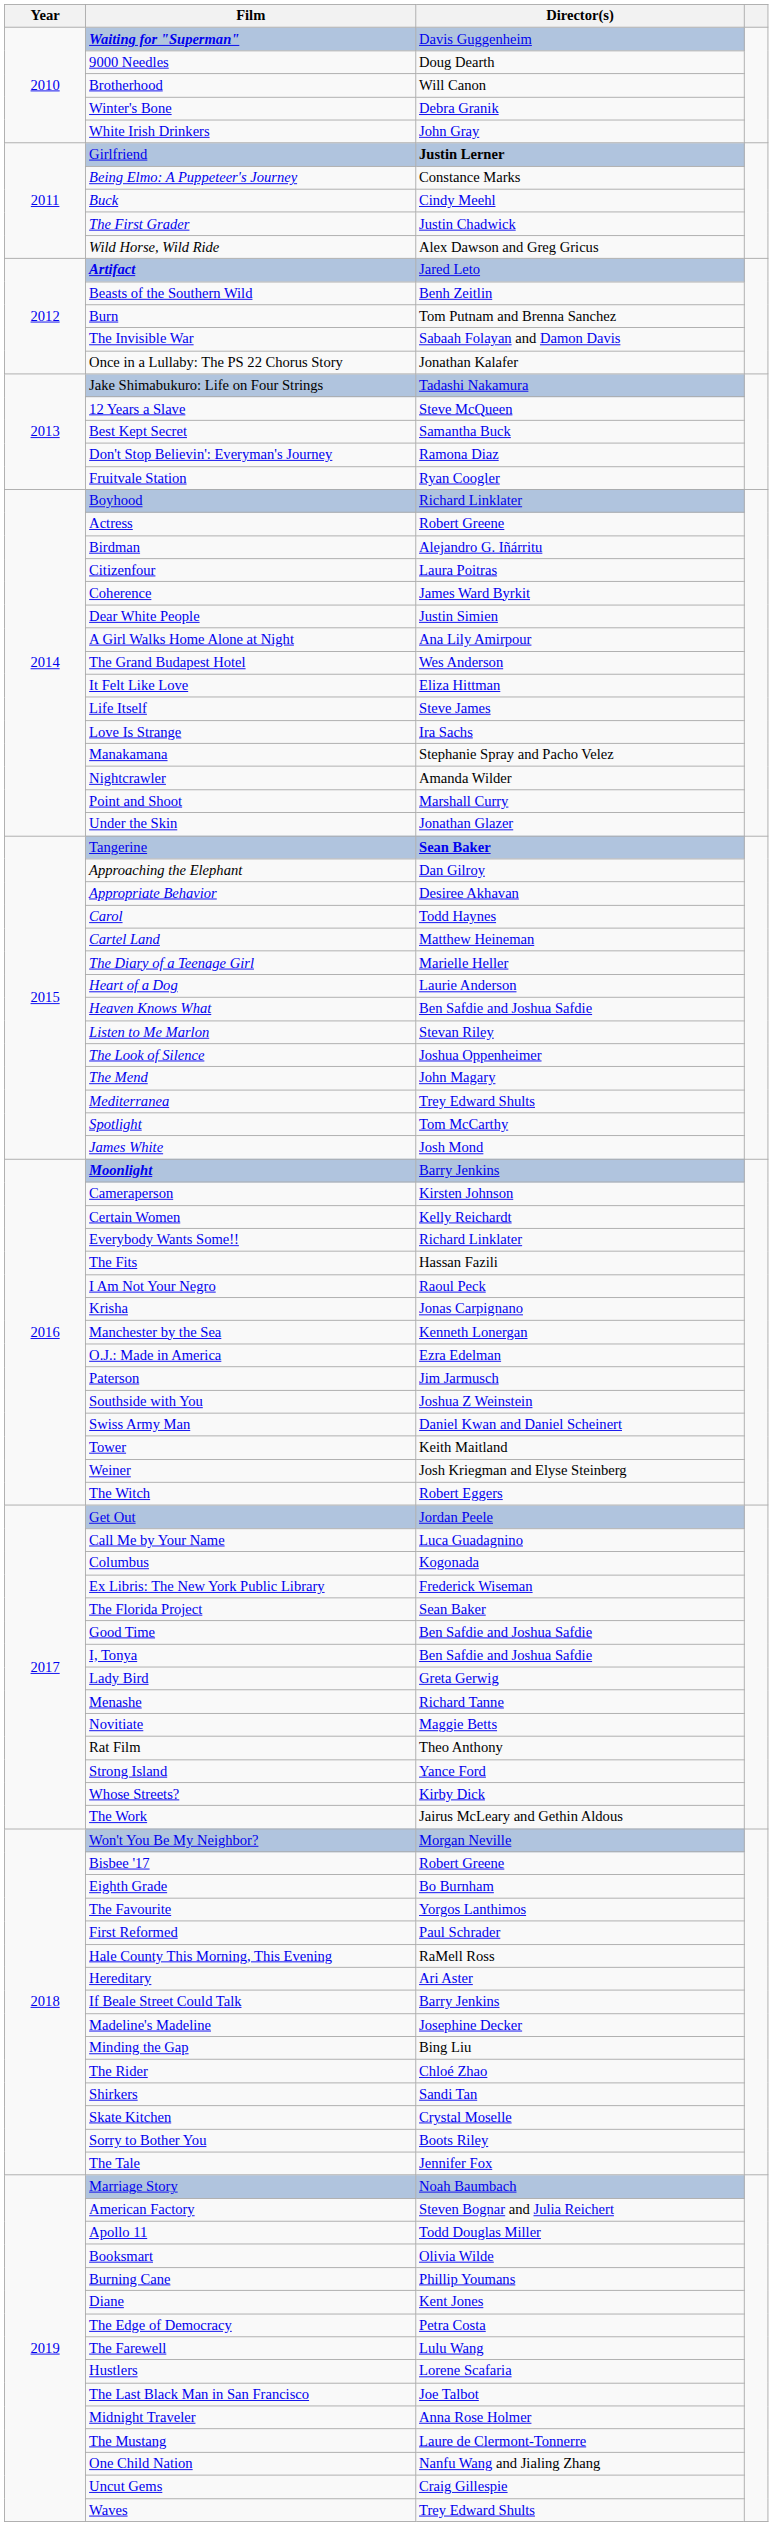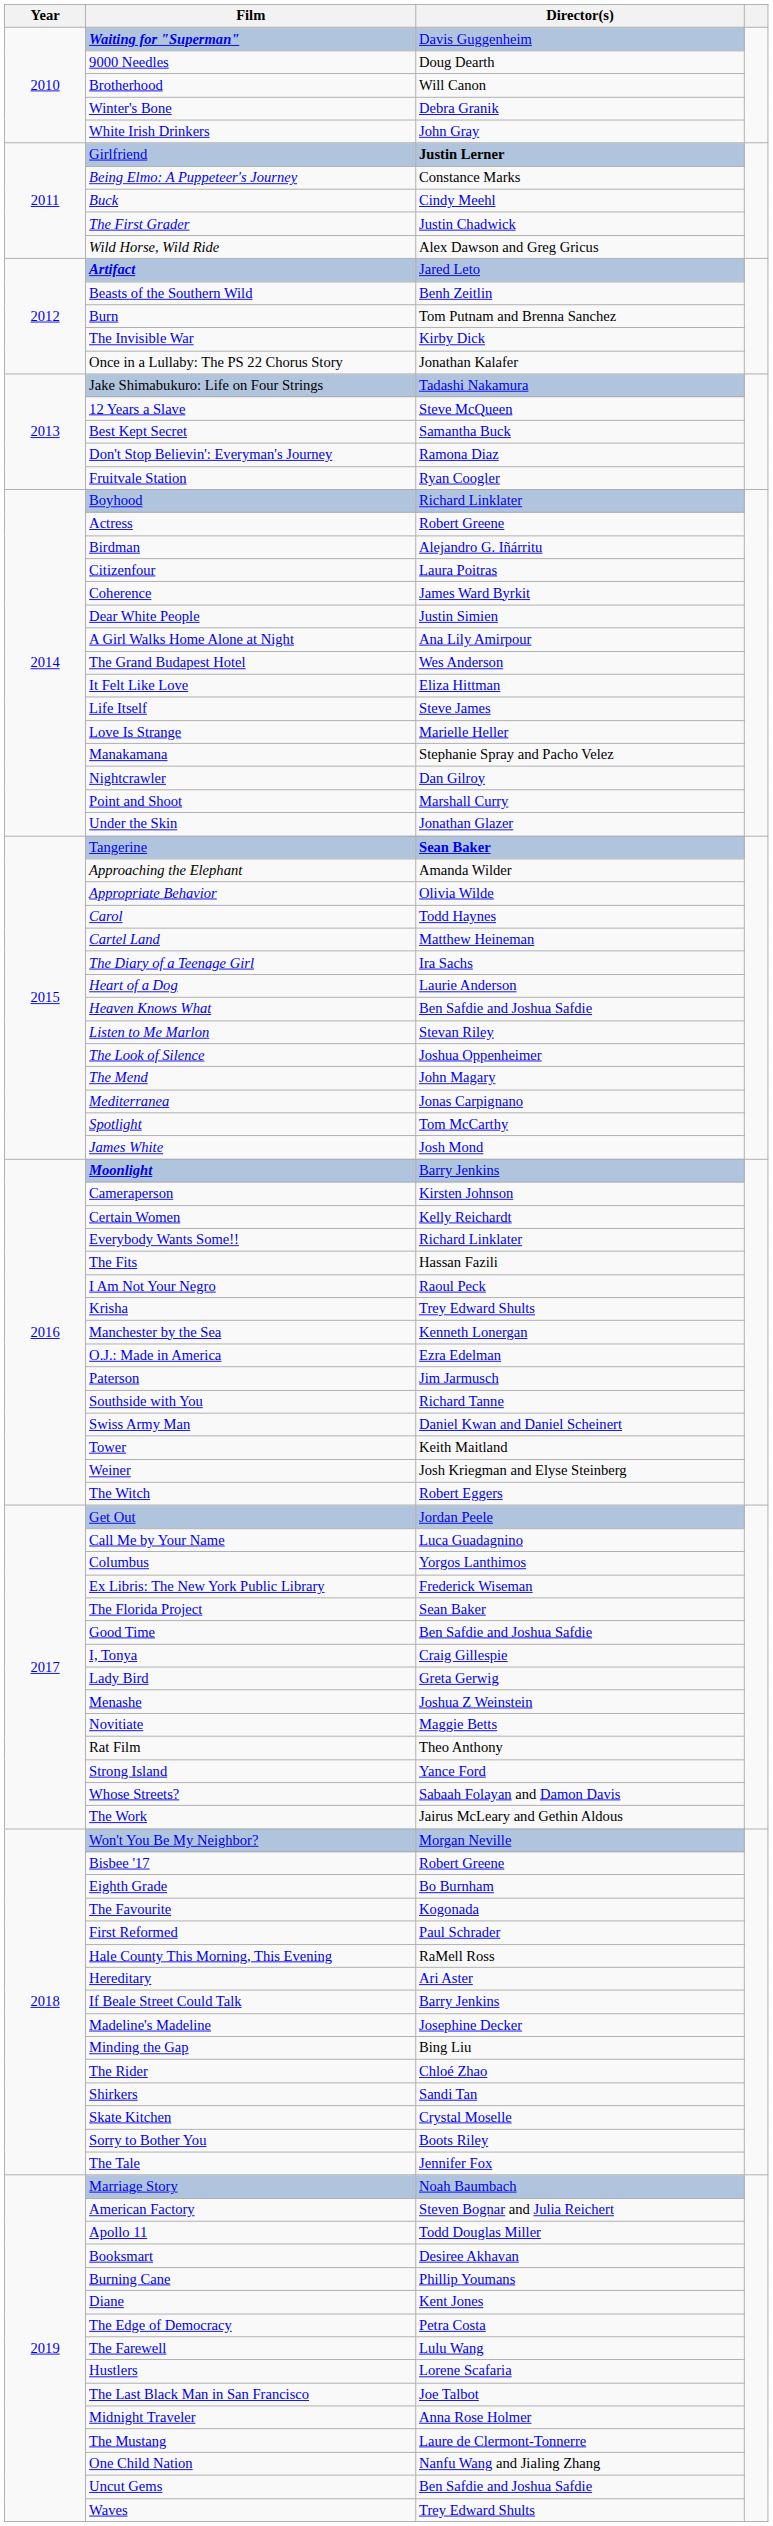(520, 339) Sabaah Folayan and Damon Davis -> (452, 339) Kirby Dick
(446, 731) Ira Sachs -> (464, 731) Marielle Heller
(465, 778) Amanda Wilder -> (452, 778) Dan Gilroy
(452, 870) Dan Gilroy -> (465, 870) Amanda Wilder
(469, 893) Desiree Akhavan -> (456, 893) Olivia Wilde
(464, 962) Marielle Heller -> (446, 962) Ira Sachs
(477, 1101) Trey Edward Shults -> (471, 1101) Jonas Carpignano
(471, 1309) Jonas Carpignano -> (477, 1309) Trey Edward Shults
(476, 1401) Joshua Z Weinstein -> (461, 1401) Richard Tanne
(449, 1563) Kogonada -> (473, 1563) Yorgos Lanthimos
(506, 1655) Ben Safdie and Joshua Safdie -> (463, 1655) Craig Gillespie
(461, 1701) Richard Tanne -> (476, 1701) Joshua Z Weinstein
(452, 1794) Kirby Dick -> (520, 1794) Sabaah Folayan and Damon Davis
(473, 1909) Yorgos Lanthimos -> (449, 1909) Kogonada
(456, 2255) Olivia Wilde -> (469, 2255) Desiree Akhavan
(463, 2486) Craig Gillespie -> (506, 2486) Ben Safdie and Joshua Safdie
